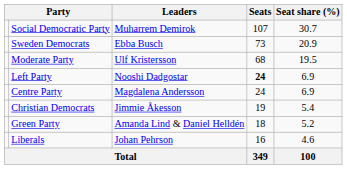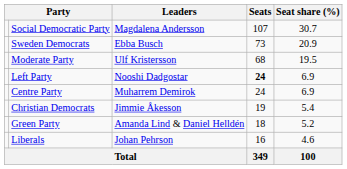(155, 28) Muharrem Demirok -> (159, 28) Magdalena Andersson
(159, 92) Magdalena Andersson -> (155, 92) Muharrem Demirok
